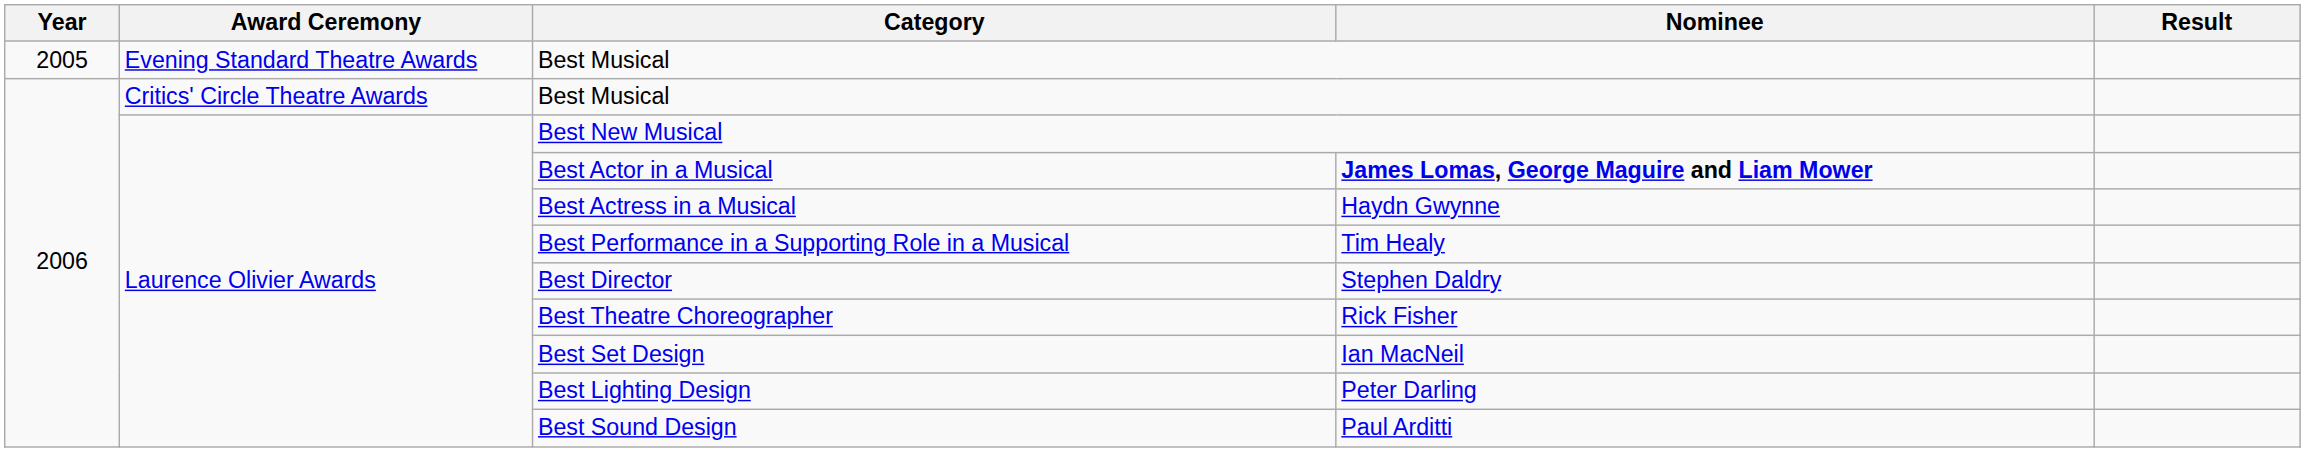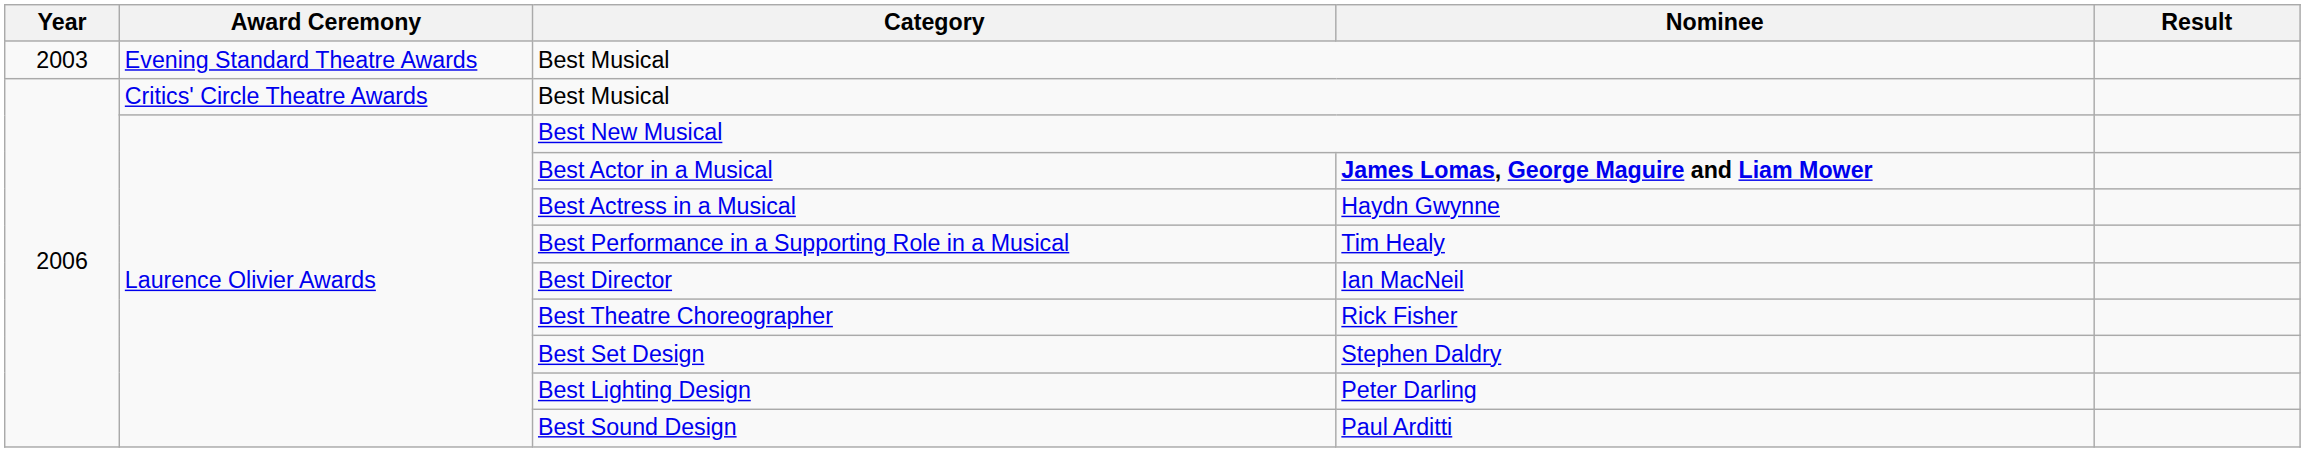(62, 59) 2005 -> (62, 59) 2003
(1421, 280) Stephen Daldry -> (1403, 280) Ian MacNeil
(1403, 354) Ian MacNeil -> (1421, 354) Stephen Daldry
